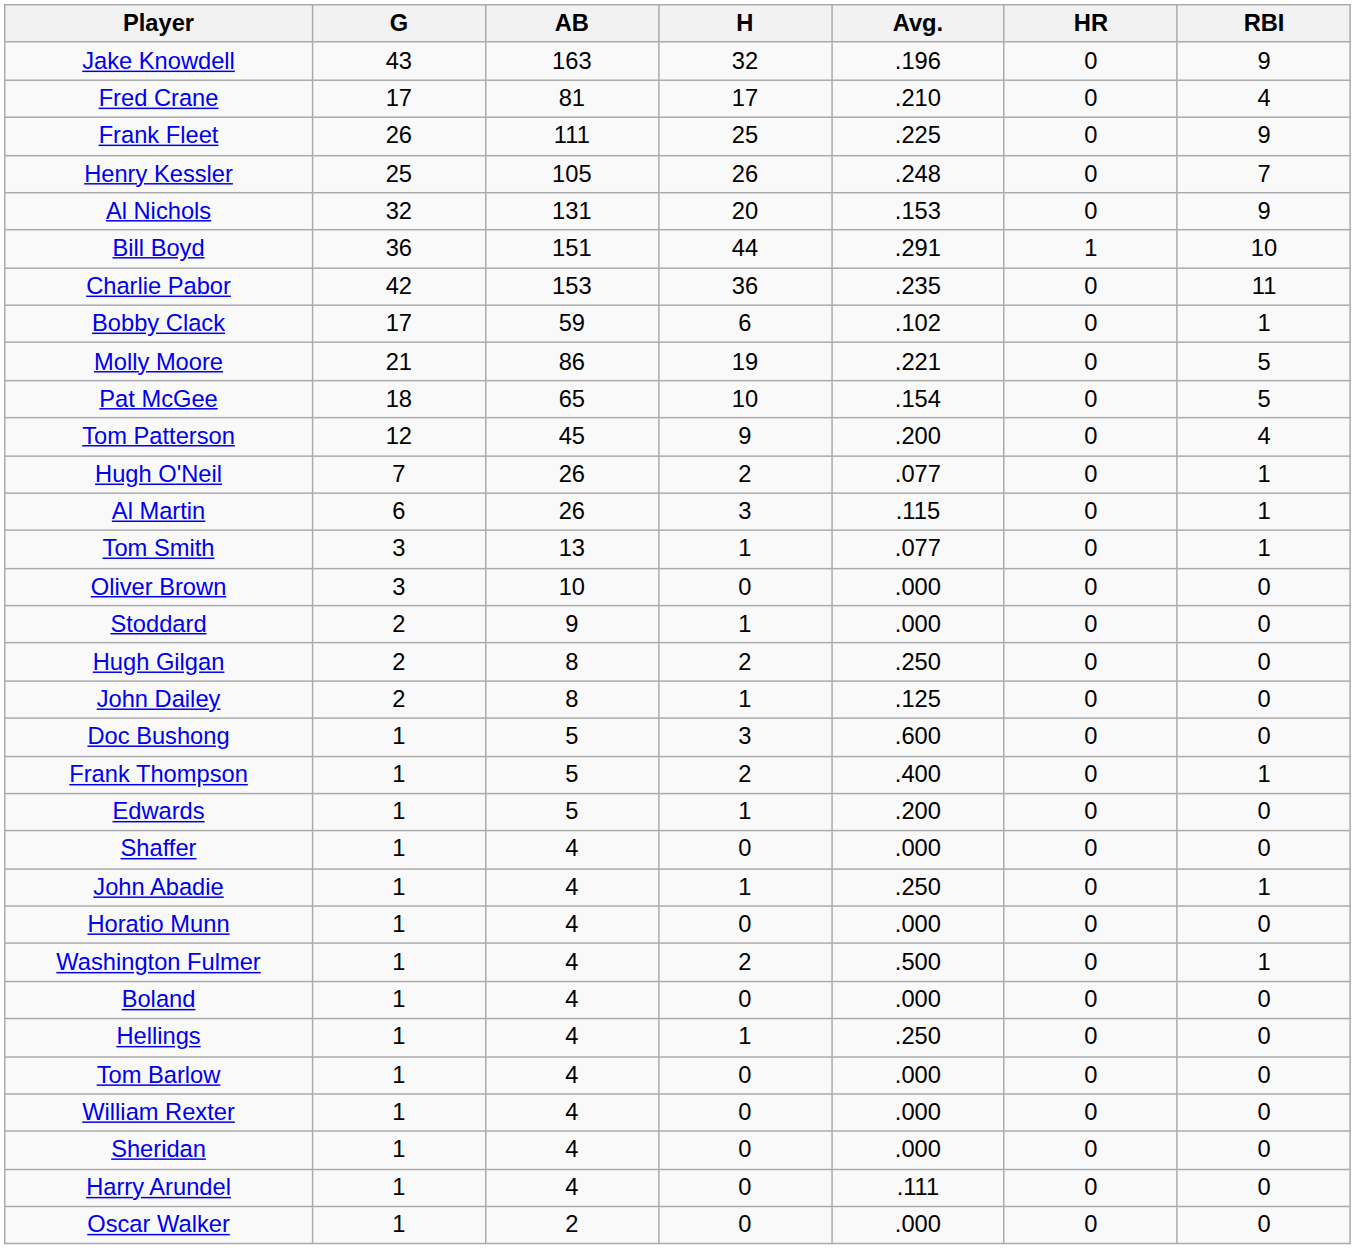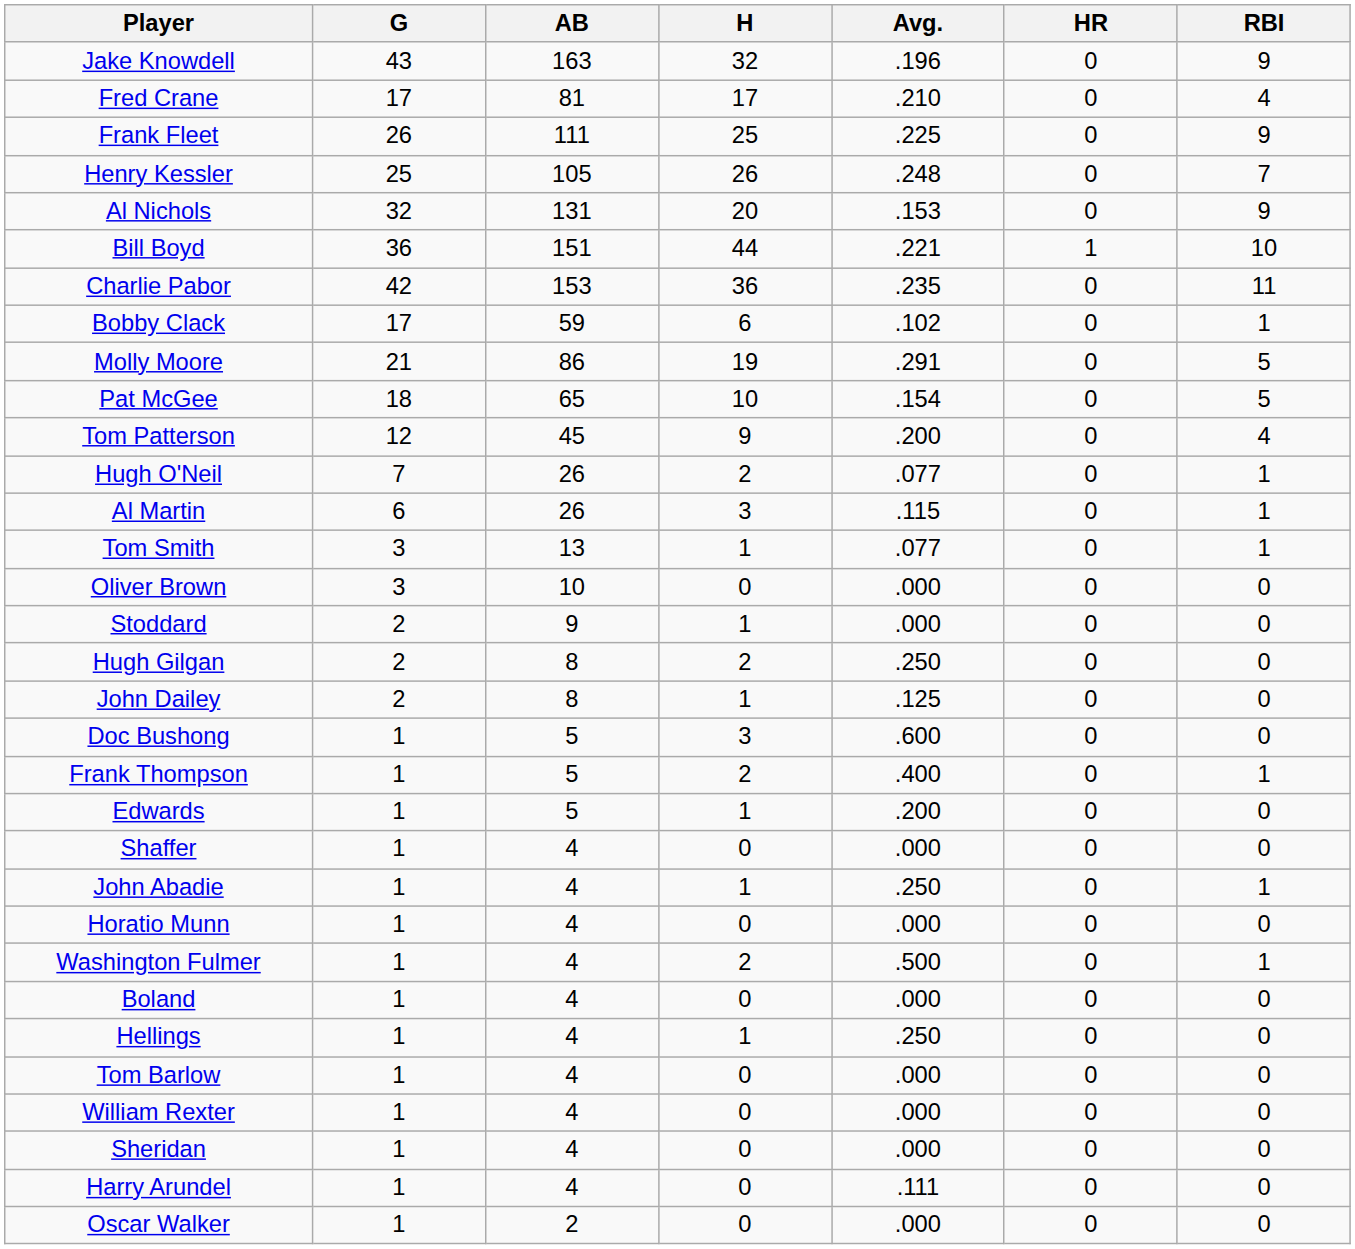(918, 248) .291 -> (918, 248) .221
(918, 361) .221 -> (918, 361) .291
